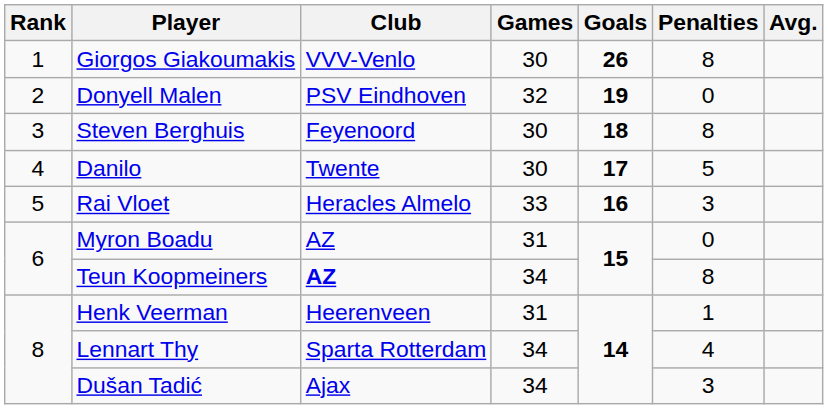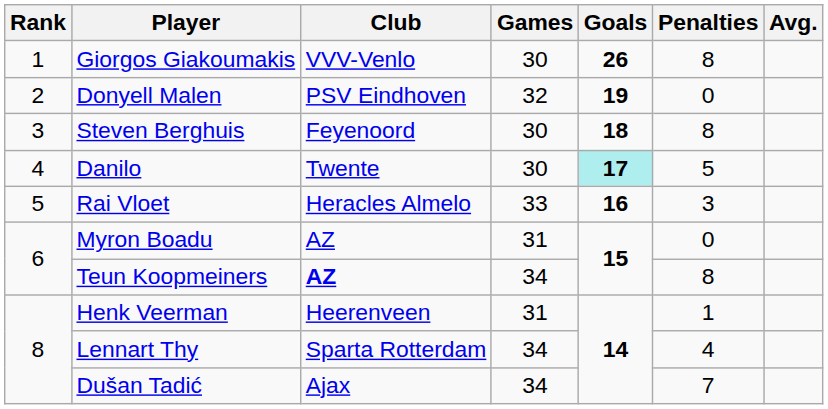(616, 167) no background -> (616, 167) paleturquoise background
(708, 385) 3 -> (708, 385) 7
